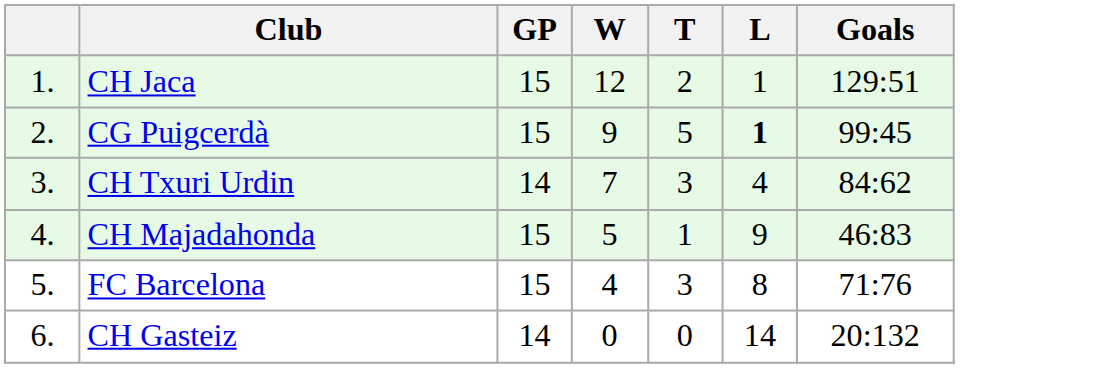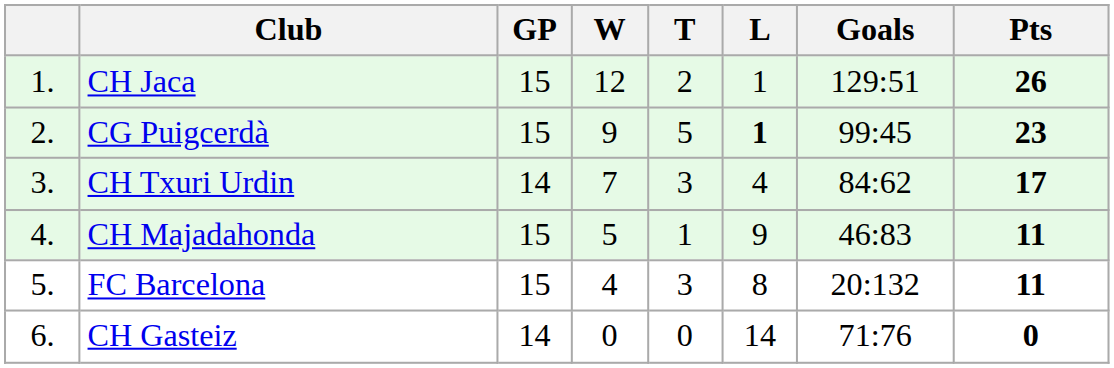+ column: (1031, 30)
(875, 285) 71:76 -> (875, 285) 20:132
(875, 336) 20:132 -> (875, 336) 71:76
